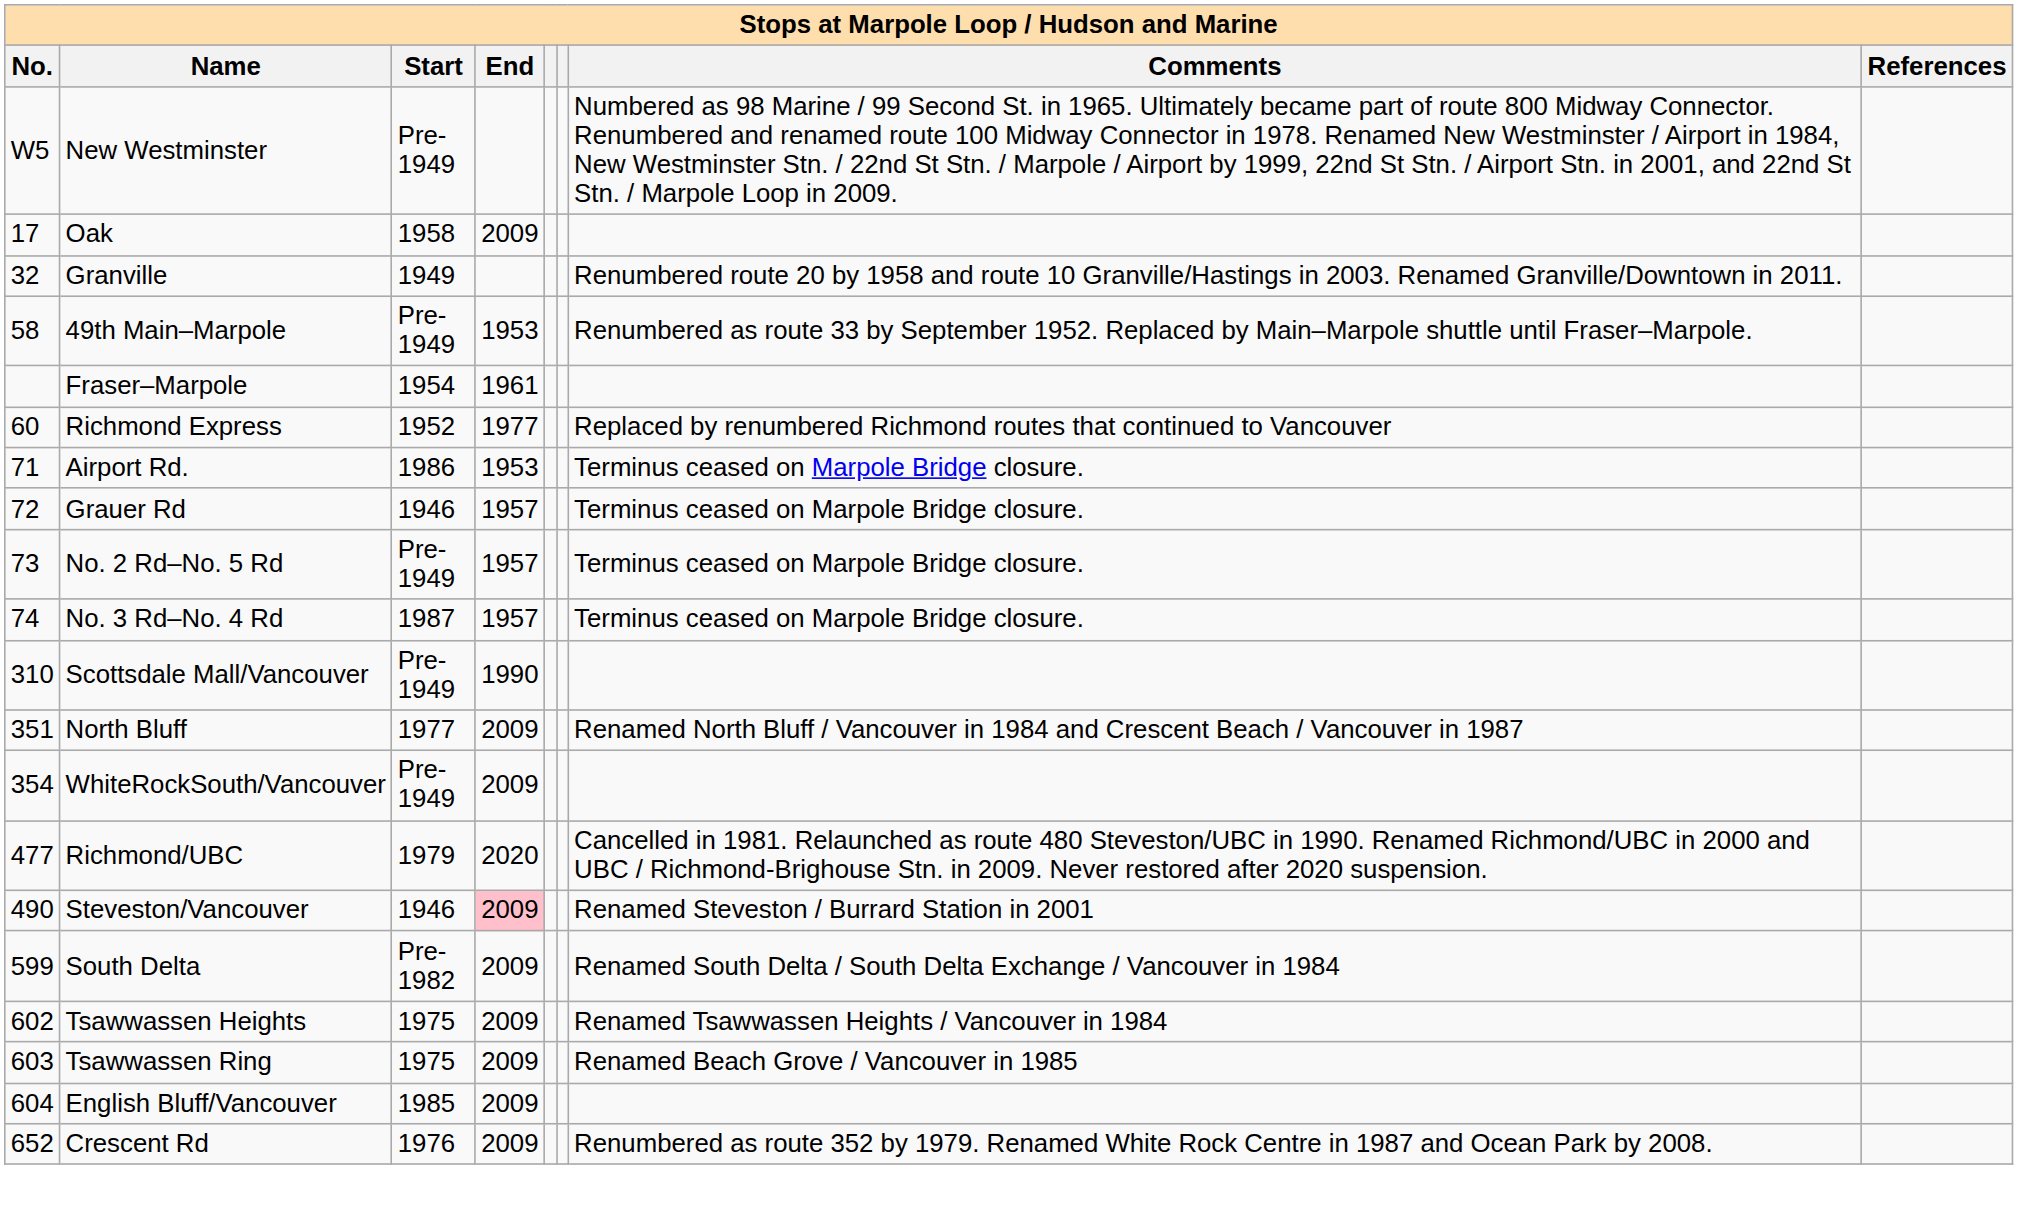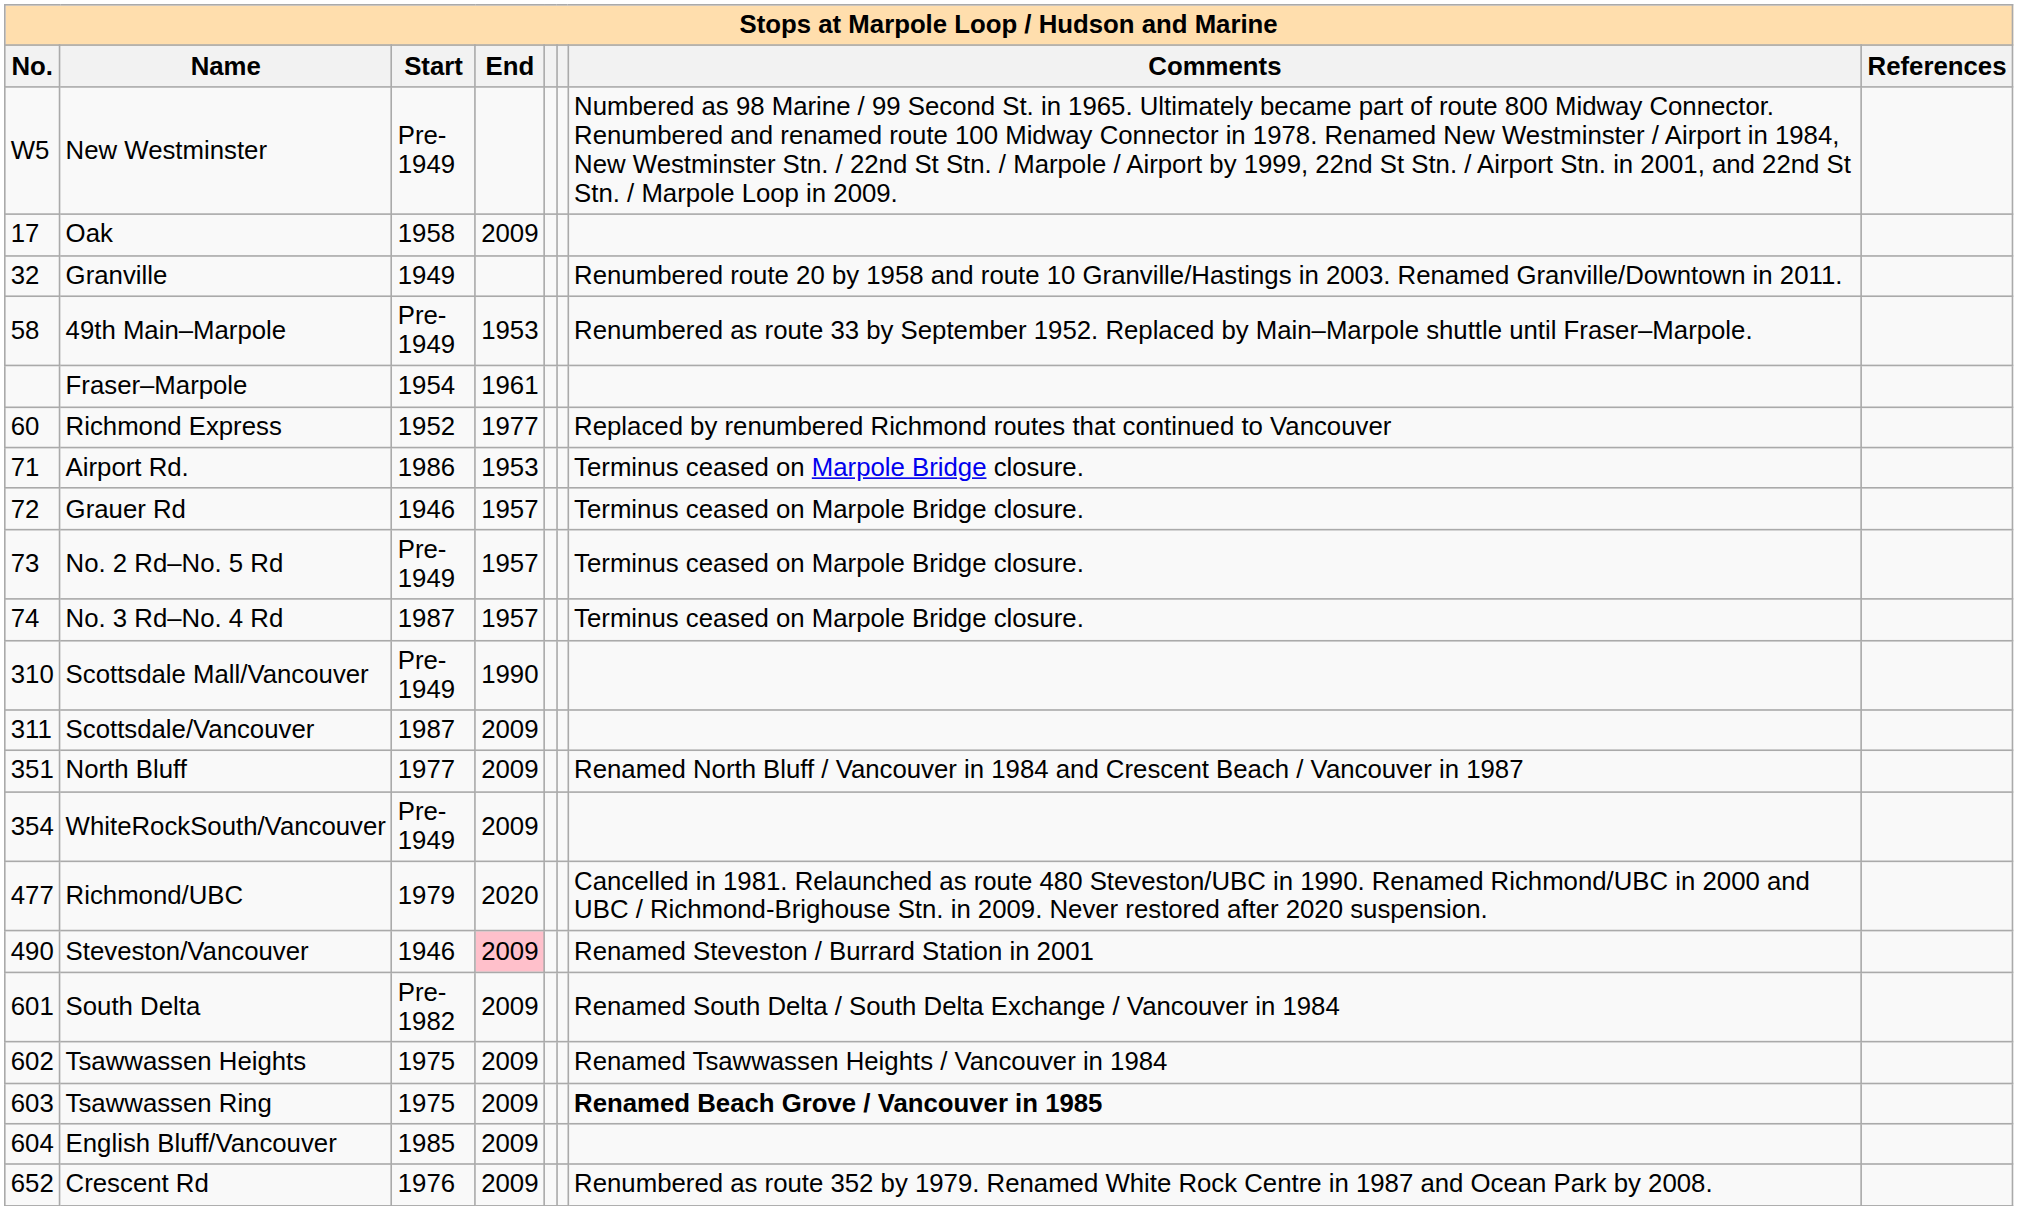+ row: (190, 729)
(32, 965) 599 -> (32, 1006) 601
(826, 1061) normal -> (838, 1102) bold
